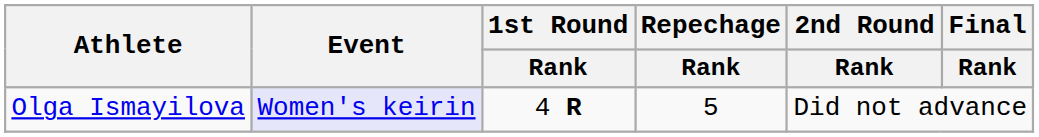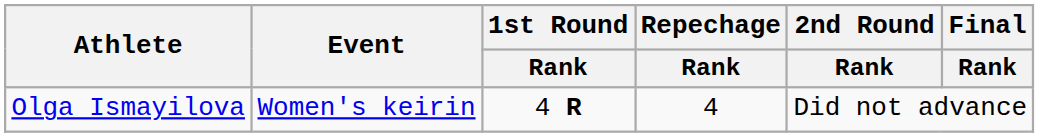(367, 109) lavender background -> (367, 109) no background
(711, 109) 5 -> (711, 109) 4
